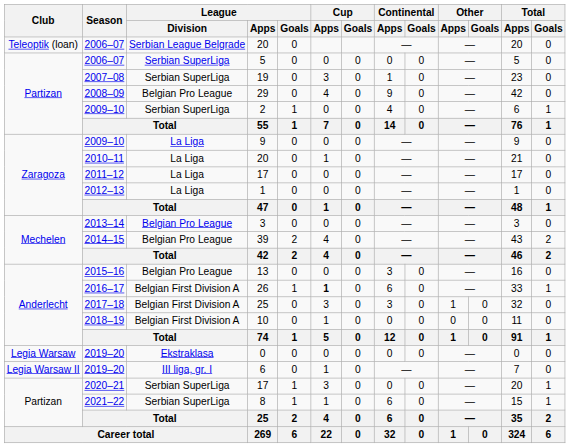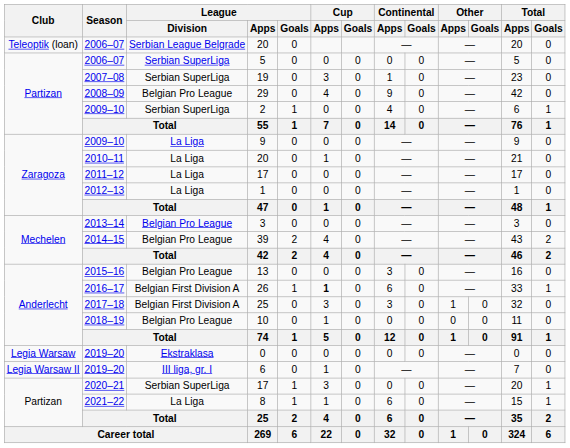(187, 321) Belgian First Division A -> (187, 321) Belgian Pro League
(187, 402) Serbian SuperLiga -> (187, 402) La Liga
